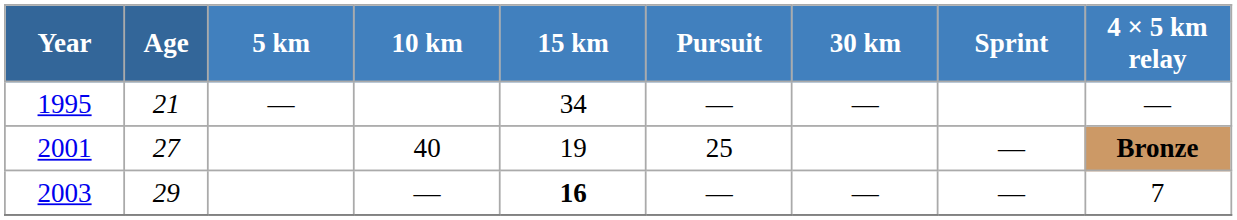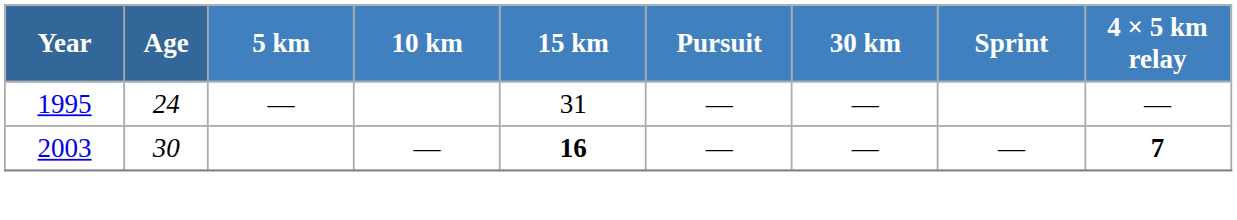(166, 103) 21 -> (166, 103) 24
(573, 103) 34 -> (573, 103) 31
- row: (65, 148)
(166, 192) 29 -> (166, 148) 30
(1157, 192) normal -> (1157, 148) bold
